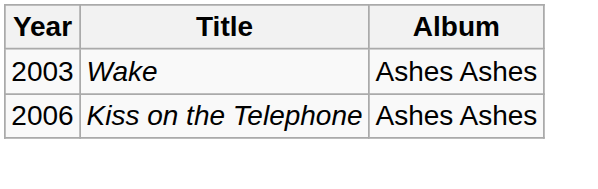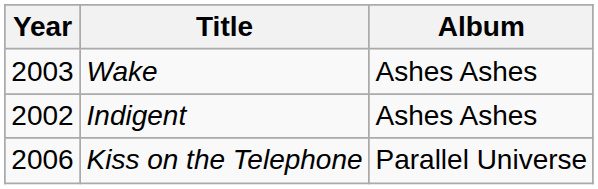+ row: (136, 115)
(456, 115) Ashes Ashes -> (481, 159) Parallel Universe
